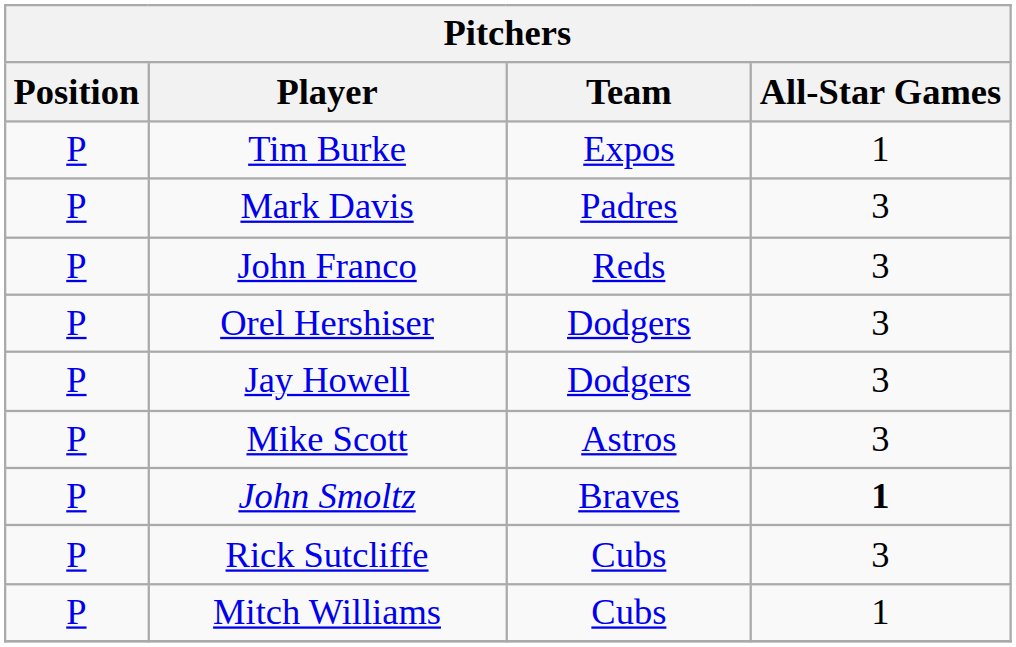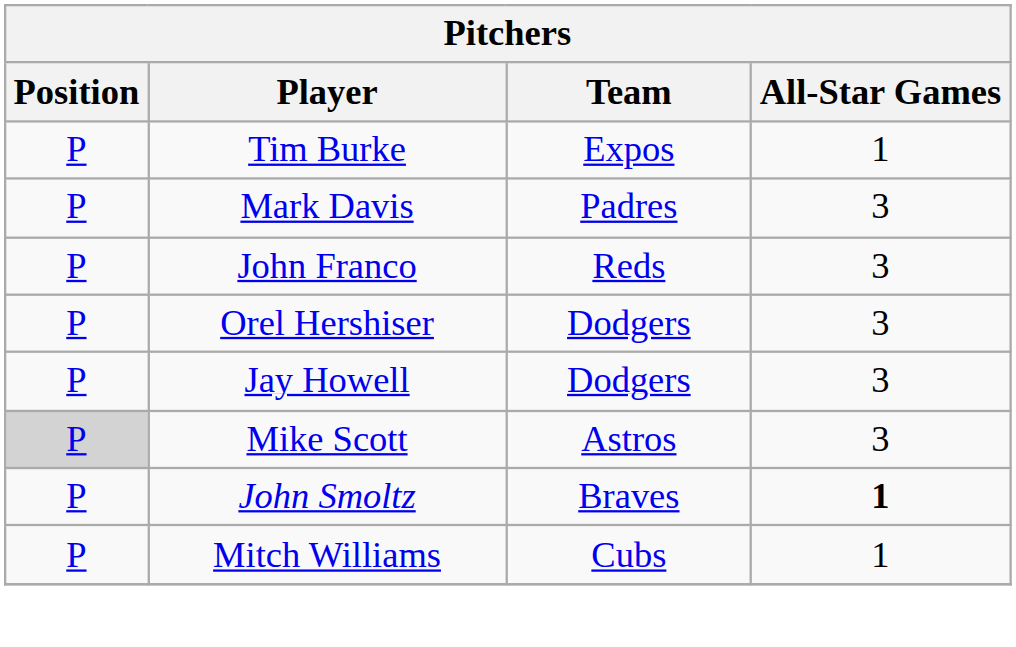(76, 438) no background -> (76, 438) lightgrey background
- row: (327, 554)
